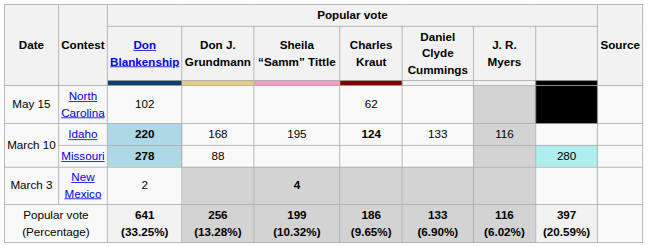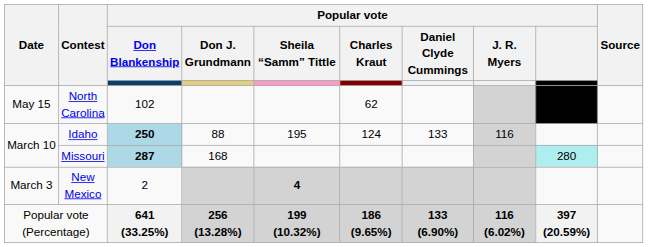(145, 135) 220 -> (145, 135) 250
(218, 135) 168 -> (218, 135) 88
(371, 135) bold -> (371, 135) normal
(145, 156) 278 -> (145, 156) 287
(218, 156) 88 -> (218, 156) 168
